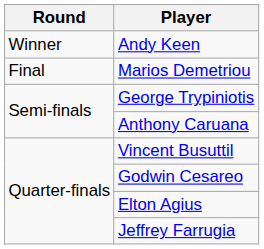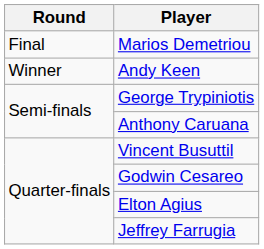rows swapped: (159, 44) <-> (184, 71)
